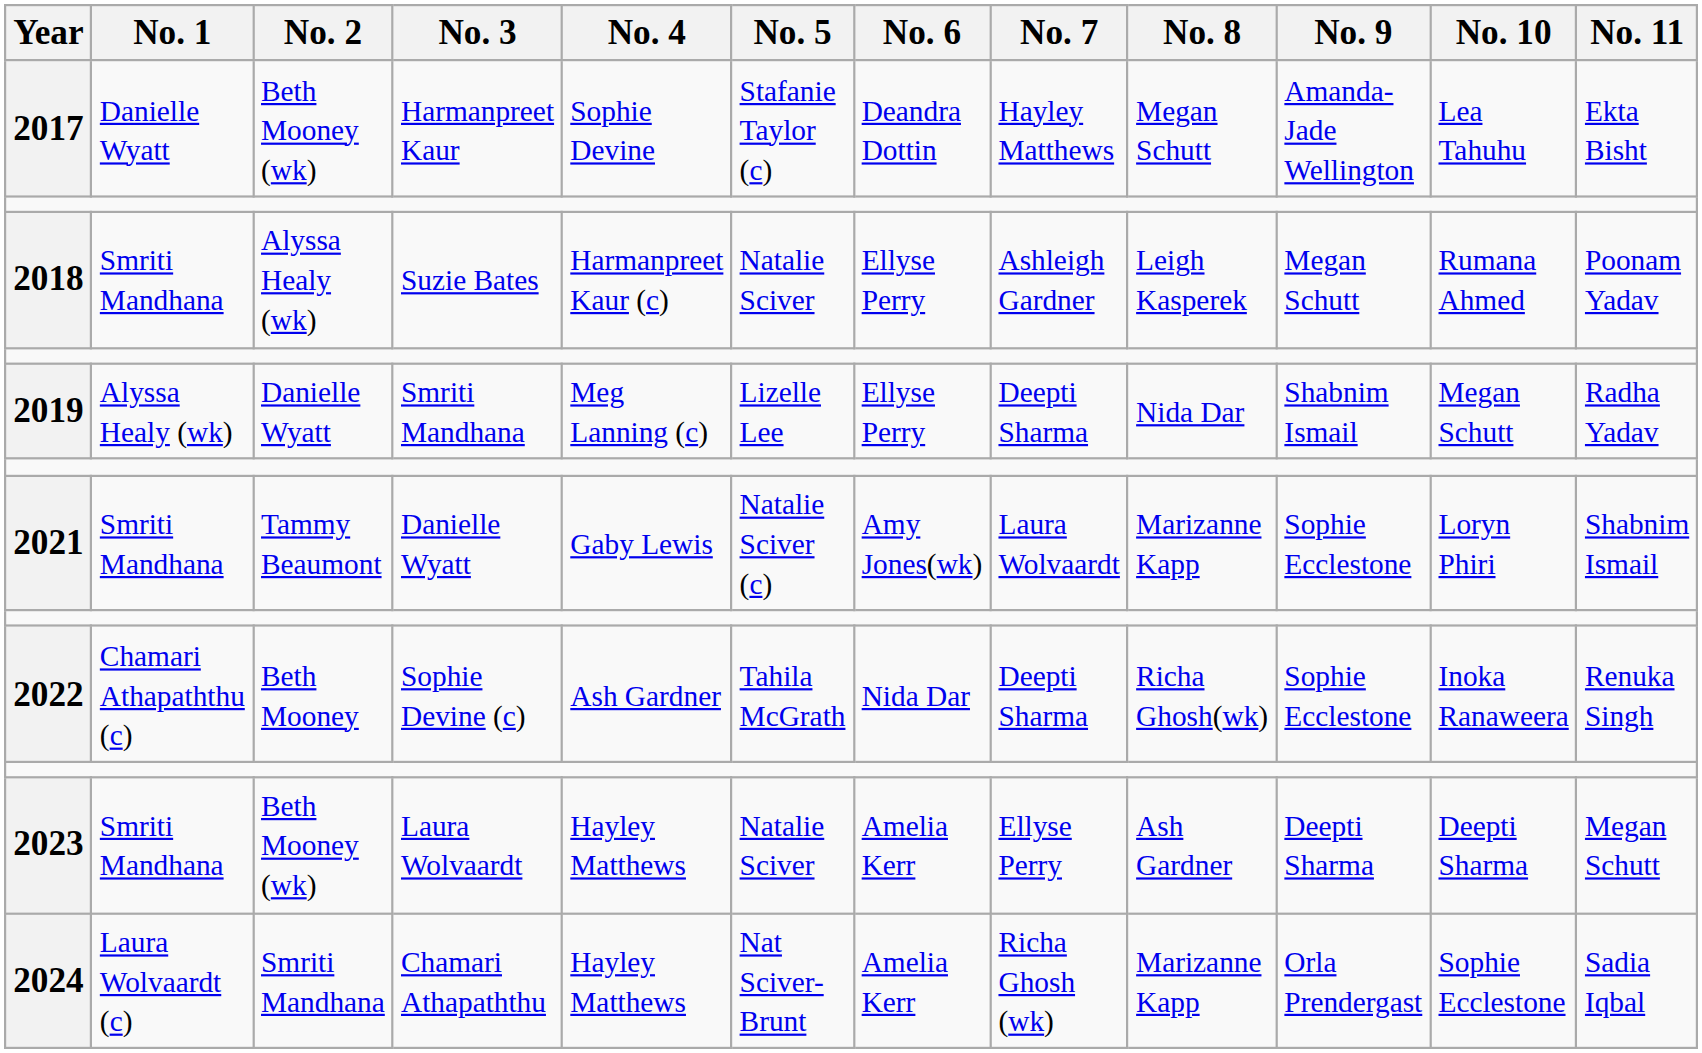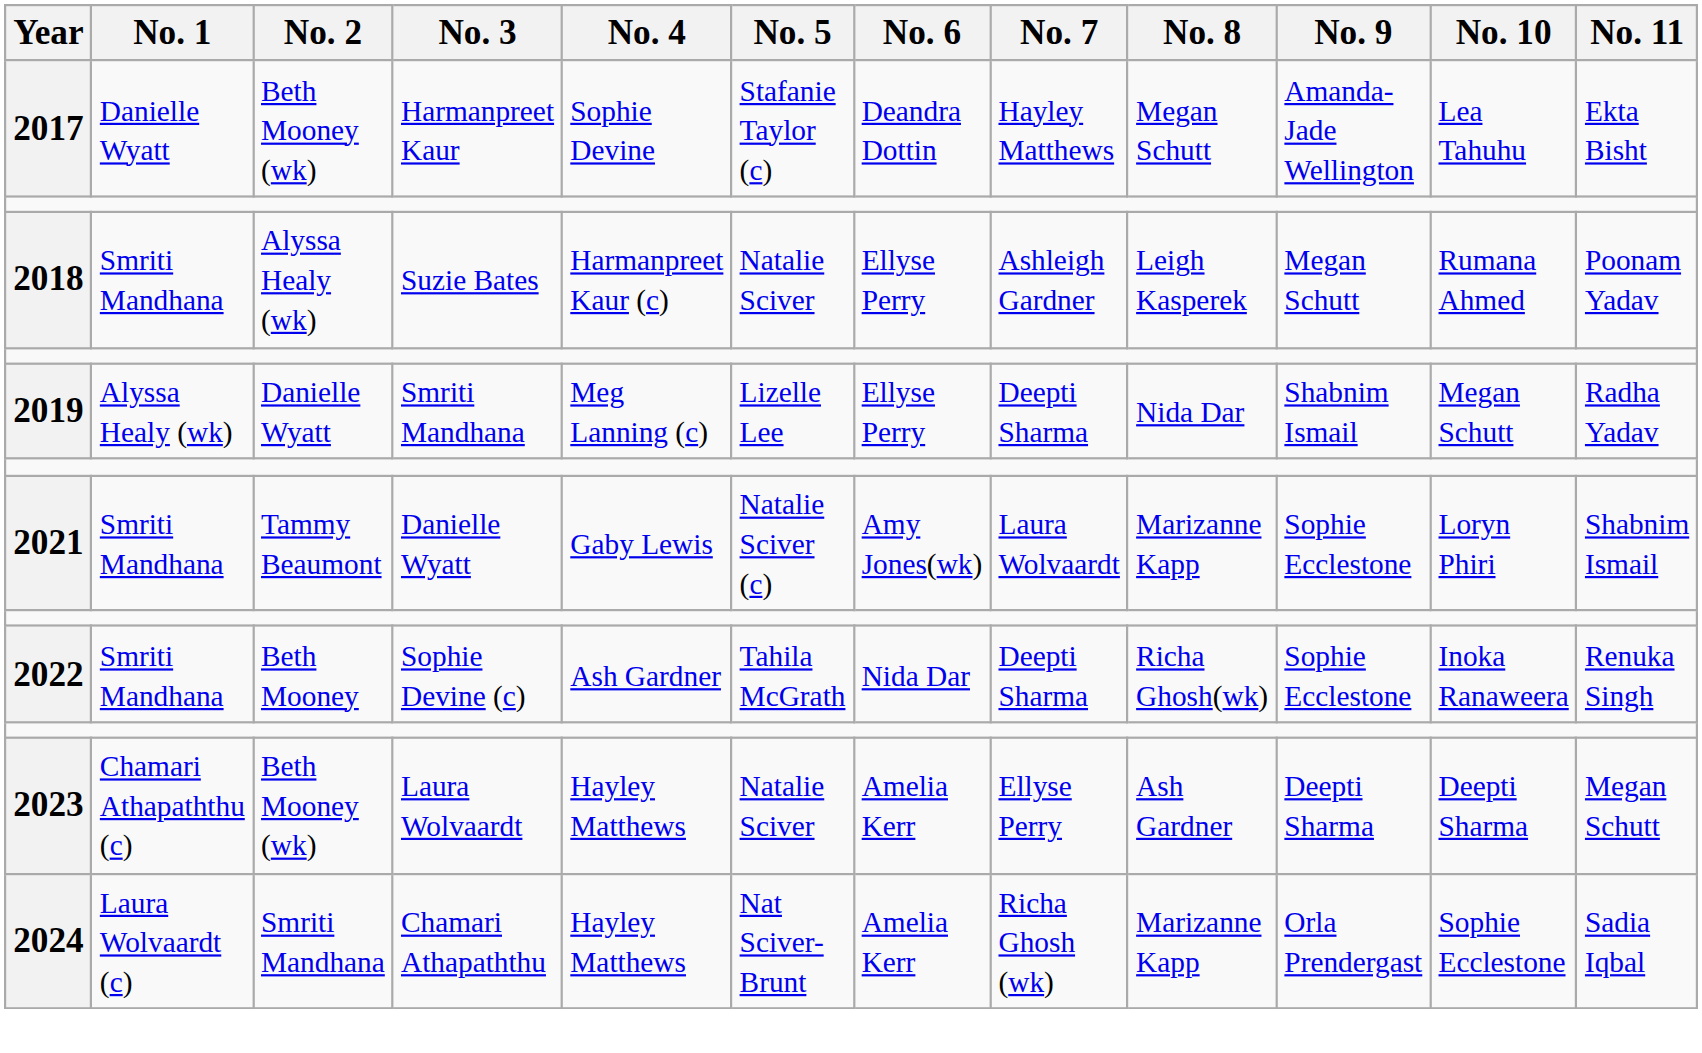(172, 695) Chamari Athapaththu (c) -> (162, 675) Smriti Mandhana
(162, 846) Smriti Mandhana -> (172, 807) Chamari Athapaththu (c)
